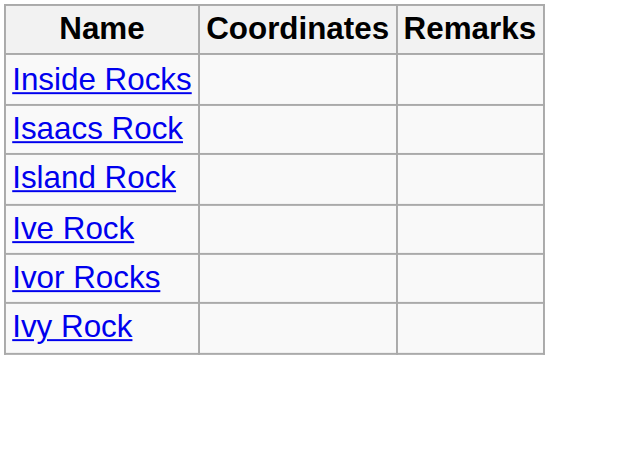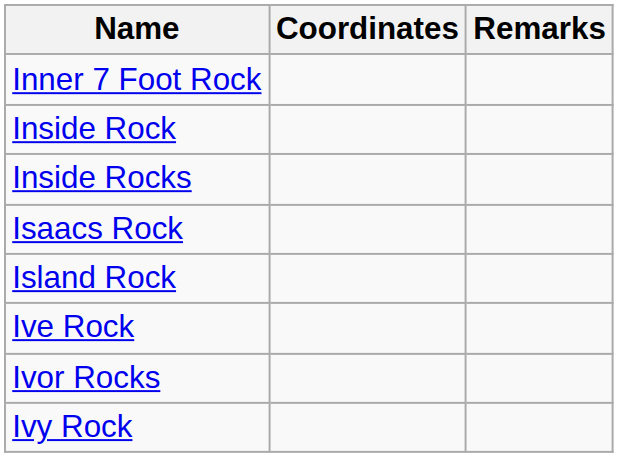+ row: (137, 79)
+ row: (94, 128)
